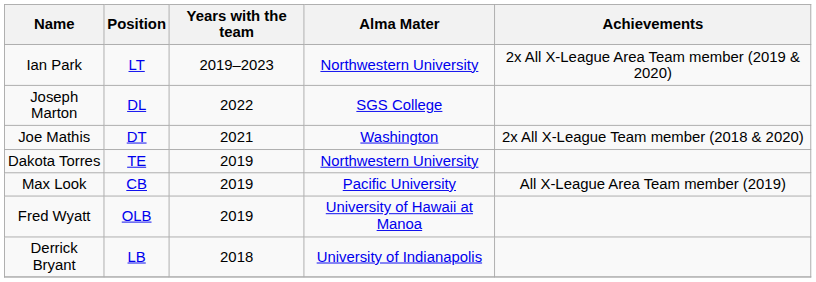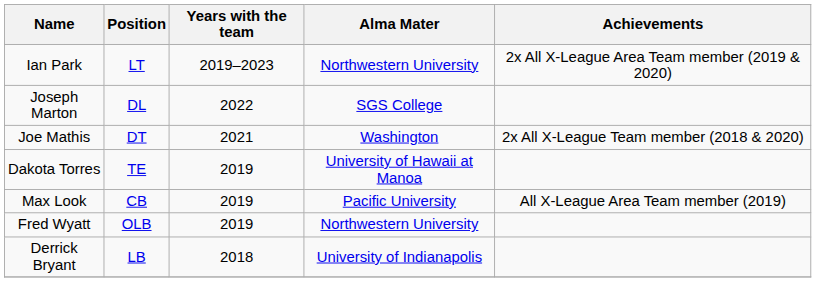(399, 160) Northwestern University -> (399, 169) University of Hawaii at Manoa
(399, 216) University of Hawaii at Manoa -> (399, 224) Northwestern University
